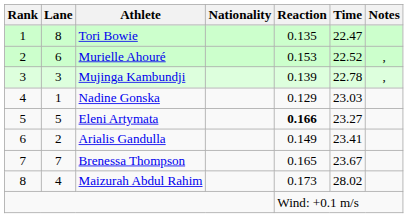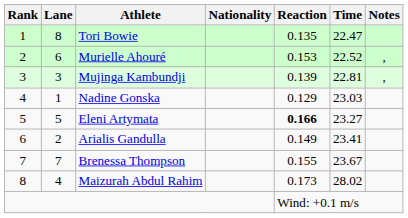(348, 77) 22.78 -> (348, 77) 22.81
(302, 160) 0.165 -> (302, 160) 0.155
